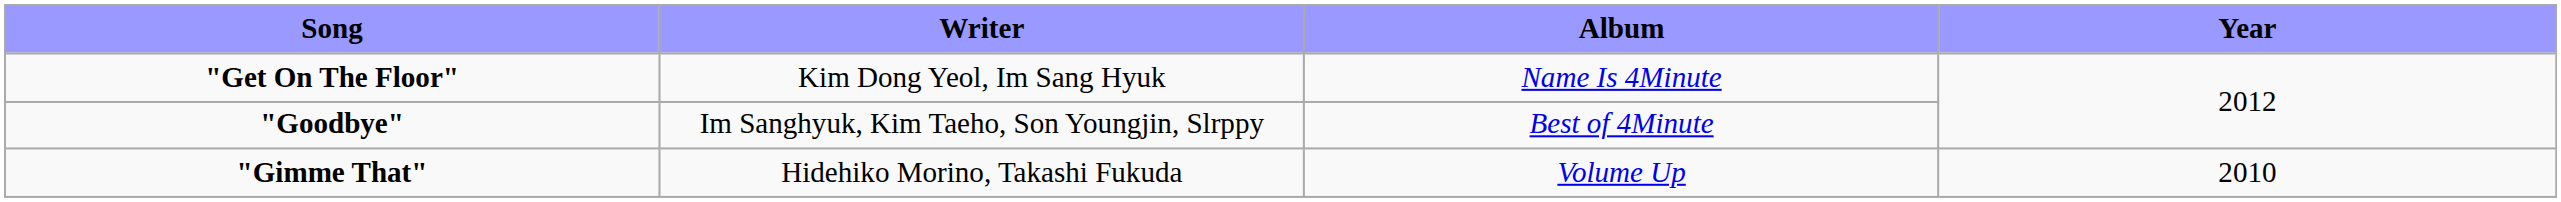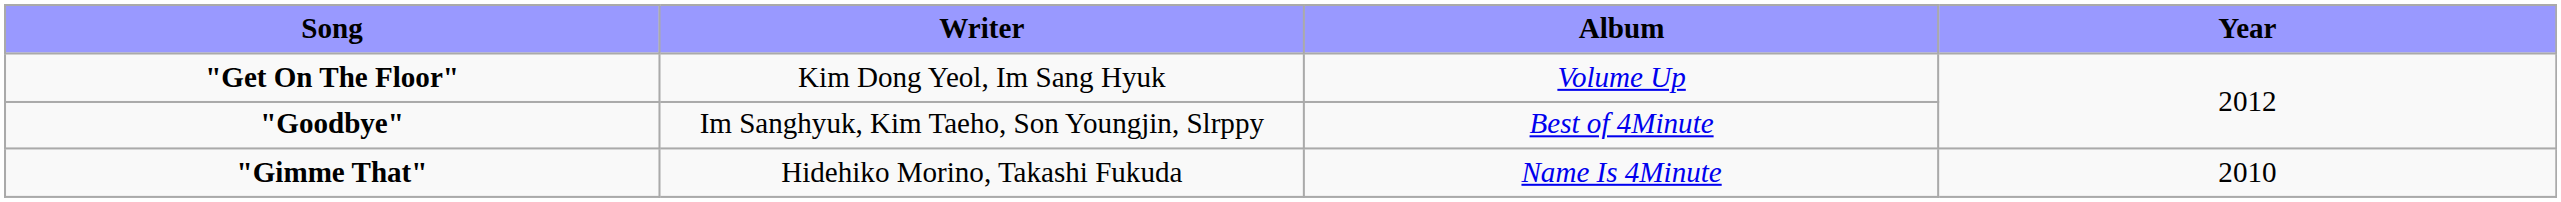(1622, 76) Name Is 4Minute -> (1622, 76) Volume Up
(1622, 172) Volume Up -> (1622, 172) Name Is 4Minute
